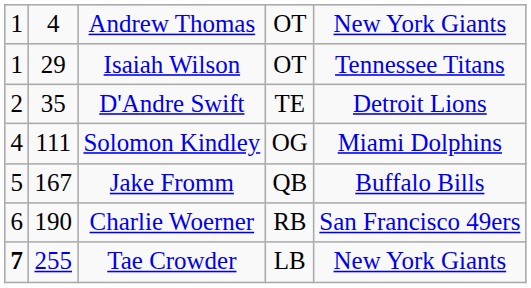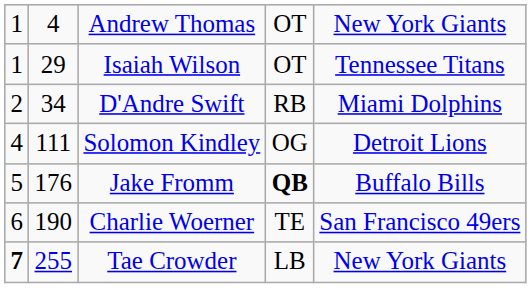(53, 103) 35 -> (53, 103) 34
(290, 103) TE -> (290, 103) RB
(420, 103) Detroit Lions -> (420, 103) Miami Dolphins
(420, 143) Miami Dolphins -> (420, 143) Detroit Lions
(53, 182) 167 -> (53, 182) 176
(290, 182) normal -> (290, 182) bold
(290, 222) RB -> (290, 222) TE
